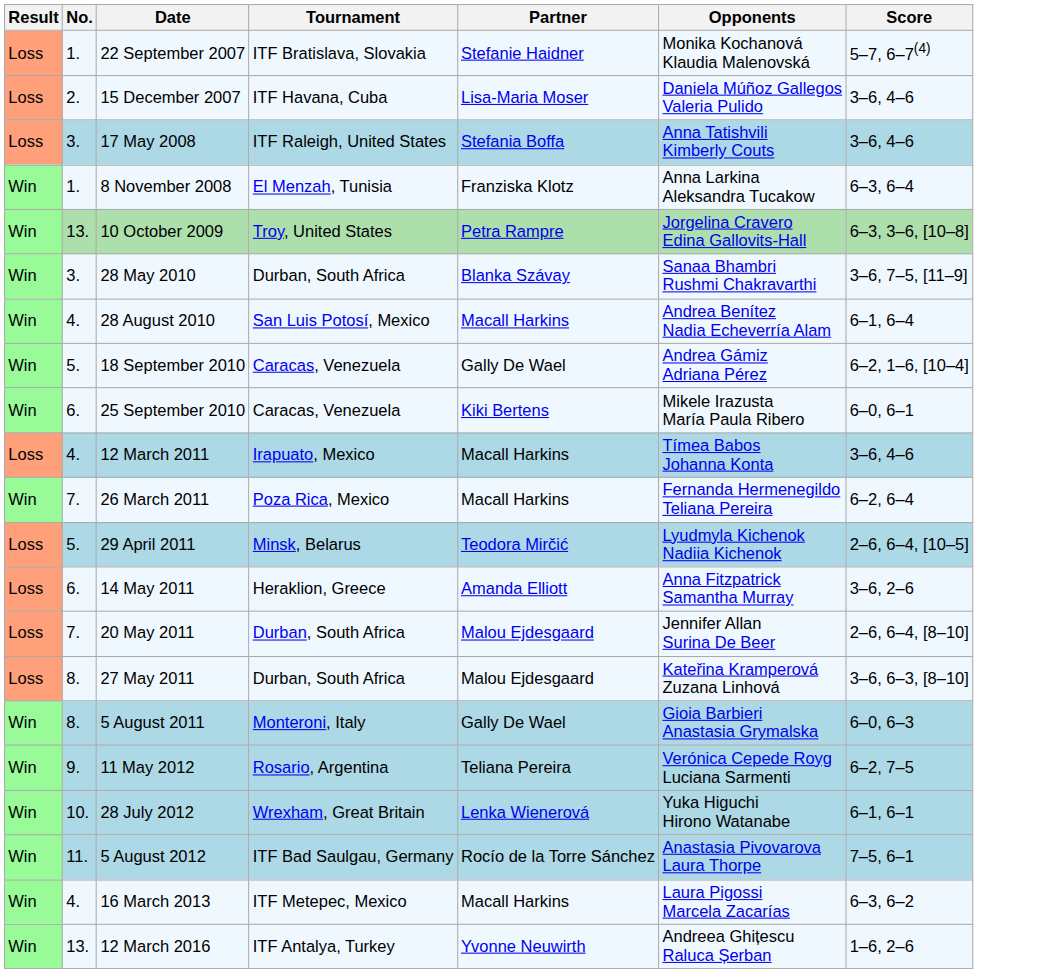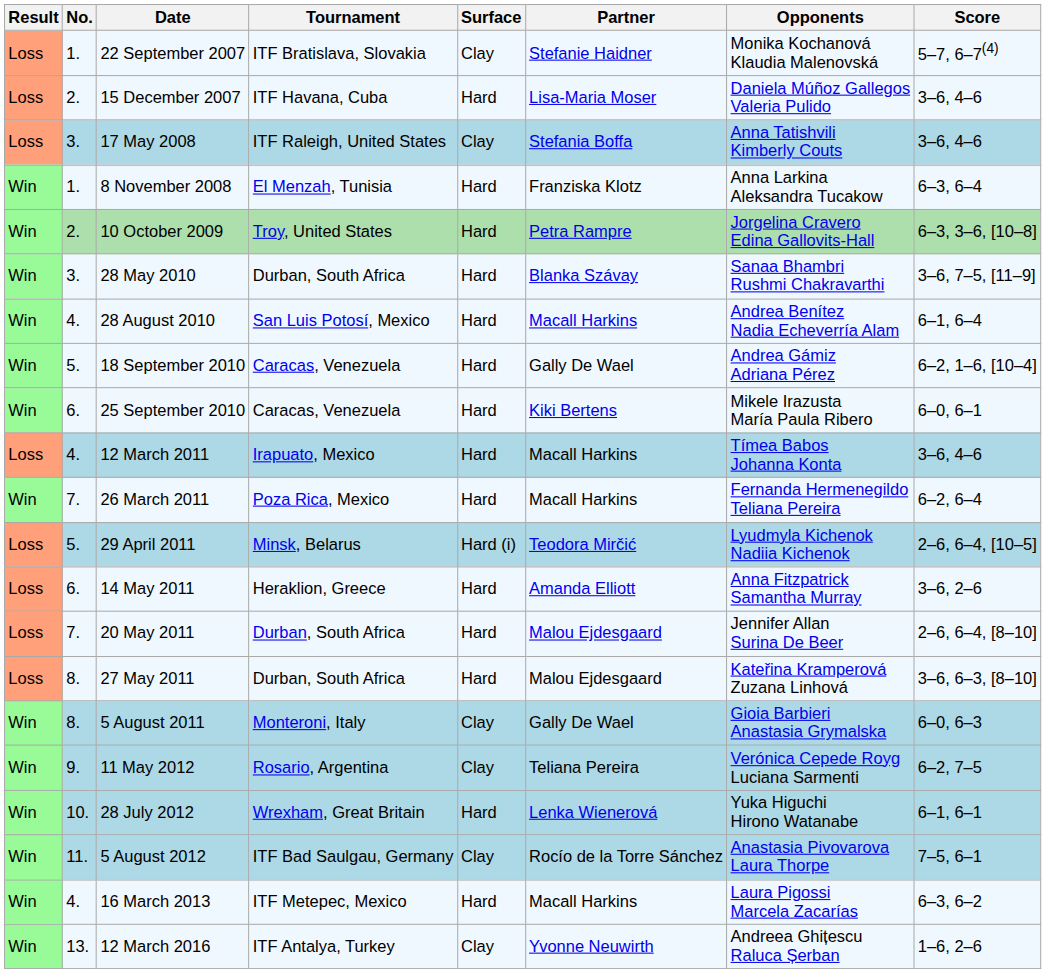+ column: (491, 17)
(78, 231) 13. -> (73, 231) 2.
